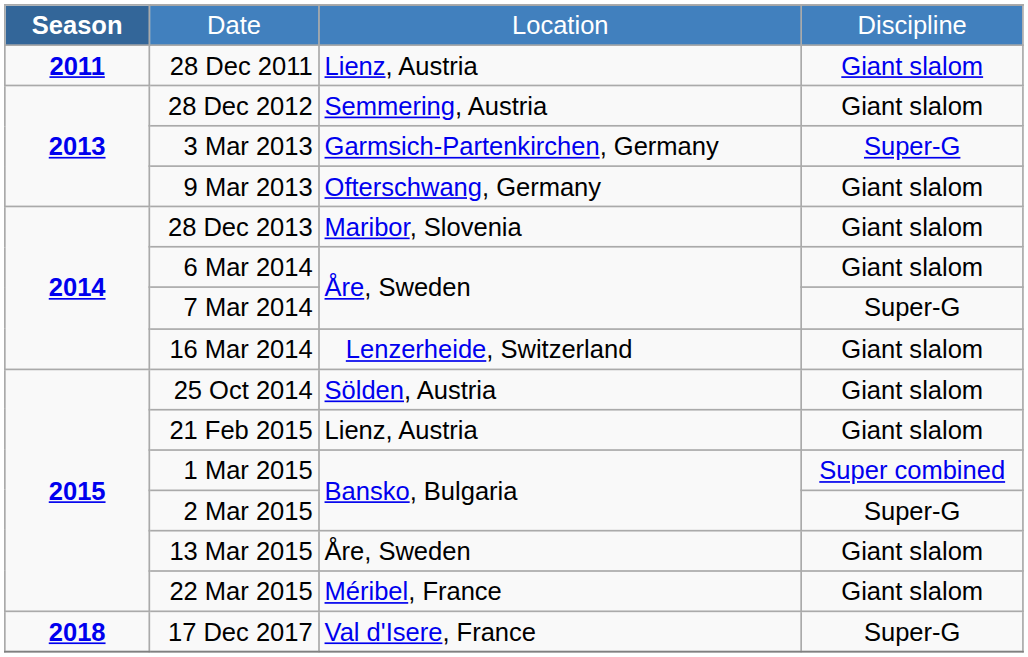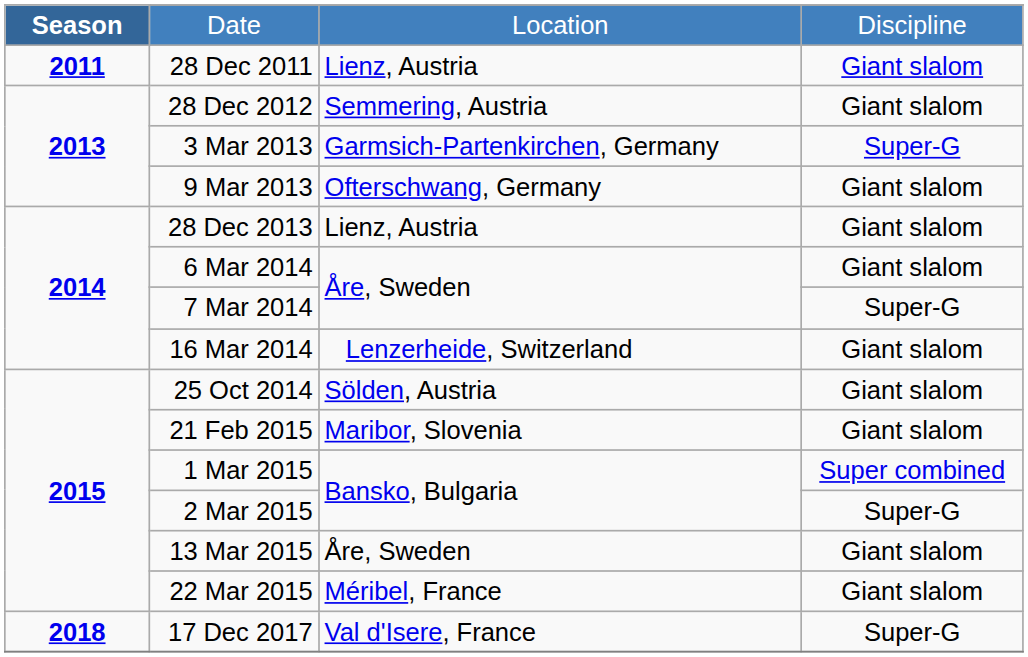(423, 227) Maribor, Slovenia -> (401, 227) Lienz, Austria
(401, 429) Lienz, Austria -> (423, 429) Maribor, Slovenia
